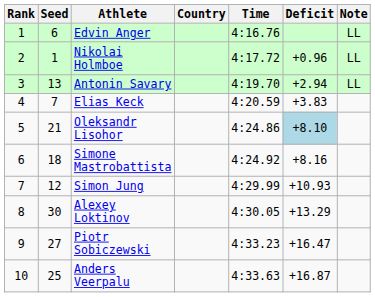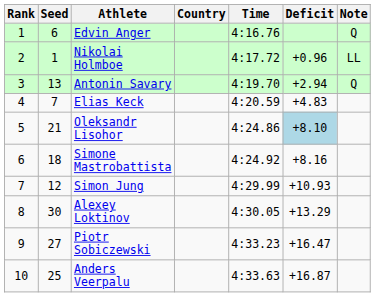(354, 33) LL -> (354, 33) Q
(354, 84) LL -> (354, 84) Q
(310, 103) +3.83 -> (310, 103) +4.83
